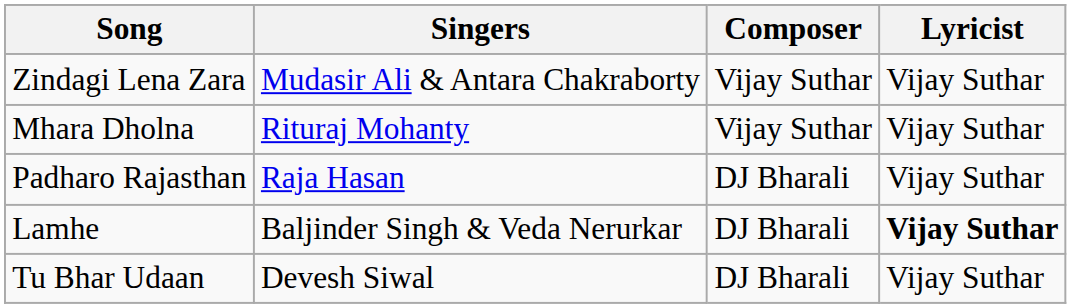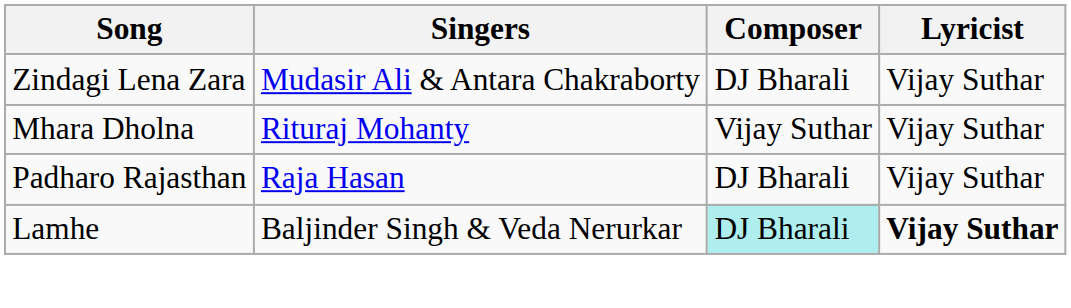(793, 79) Vijay Suthar -> (782, 79) DJ Bharali
(782, 228) no background -> (782, 228) paleturquoise background
- row: (108, 278)
